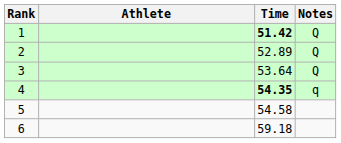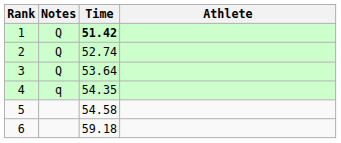columns swapped: (146, 14) <-> (316, 14)
(275, 52) 52.89 -> (99, 52) 52.74
(275, 90) bold -> (99, 90) normal
